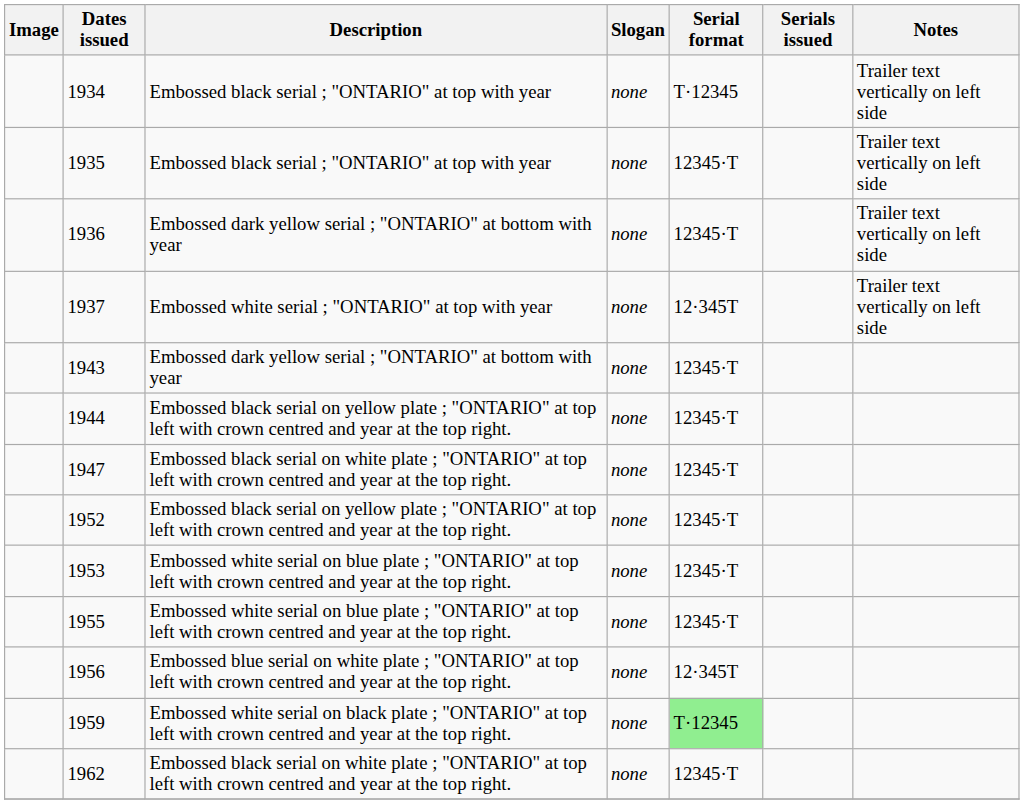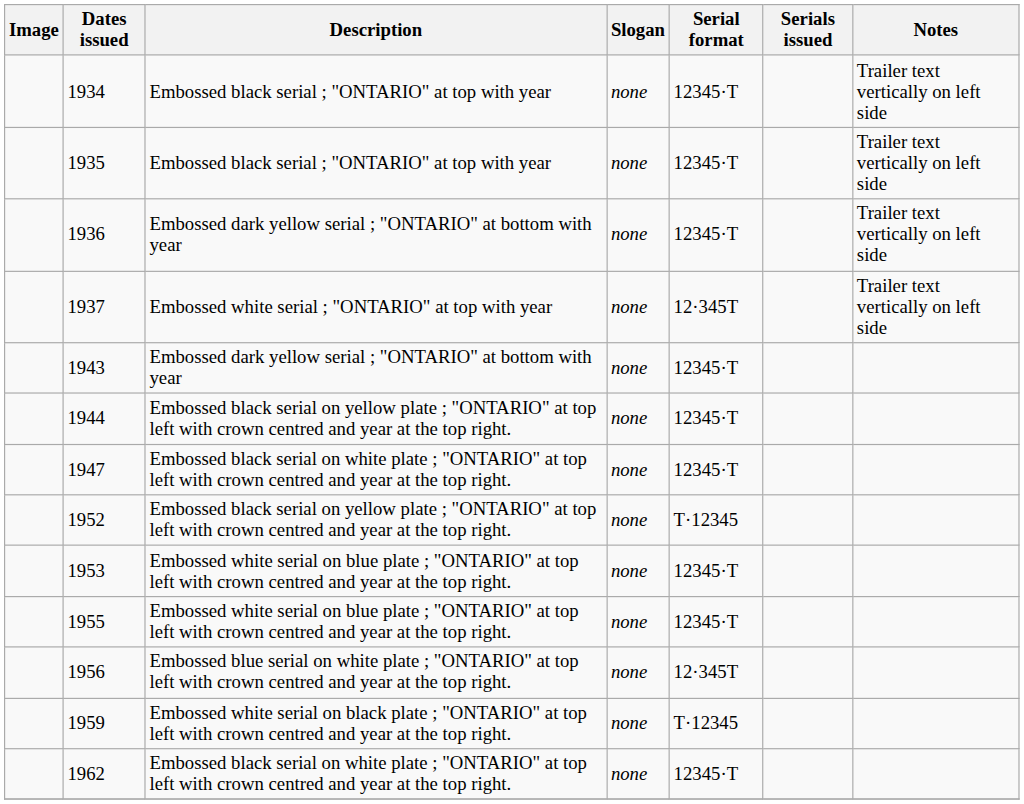(706, 91) T·12345 -> (706, 91) 12345·T
(706, 520) 12345·T -> (706, 520) T·12345
(706, 723) lightgreen background -> (706, 723) no background
